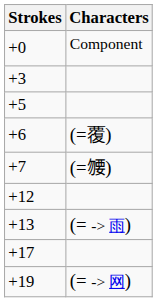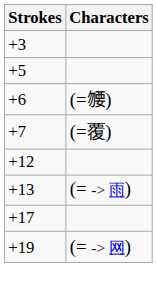- row: (17, 48)
(91, 135) (=覆) -> (91, 99) (=𧟰)
(91, 167) (=𧟰) -> (91, 132) (=覆)
